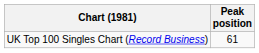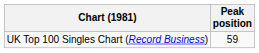(232, 39) 61 -> (232, 39) 59
